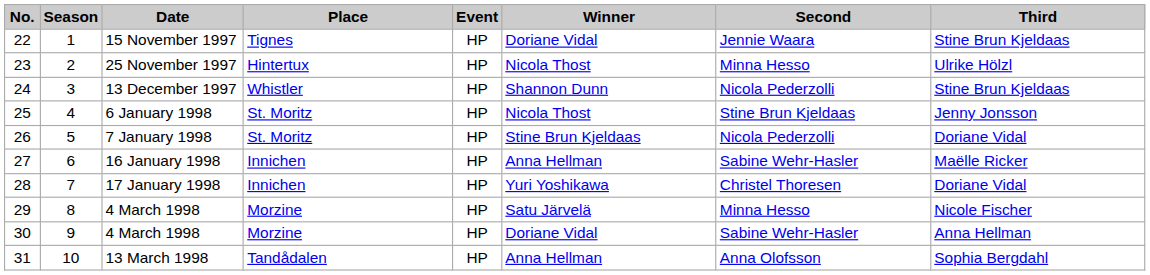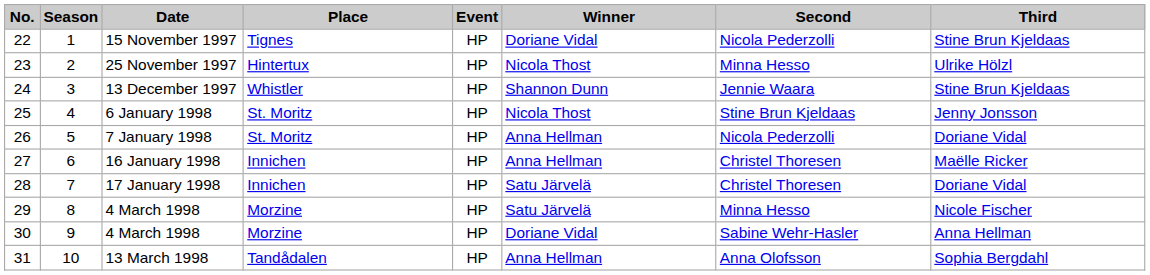(767, 40) Jennie Waara -> (777, 40) Nicola Pederzolli
(777, 89) Nicola Pederzolli -> (767, 89) Jennie Waara
(573, 137) Stine Brun Kjeldaas -> (554, 137) Anna Hellman
(789, 161) Sabine Wehr-Hasler -> (780, 161) Christel Thoresen
(557, 185) Yuri Yoshikawa -> (548, 185) Satu Järvelä
